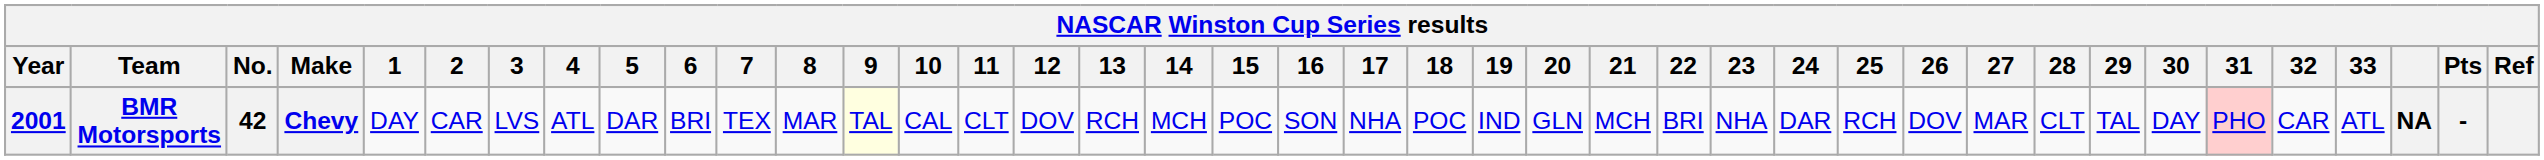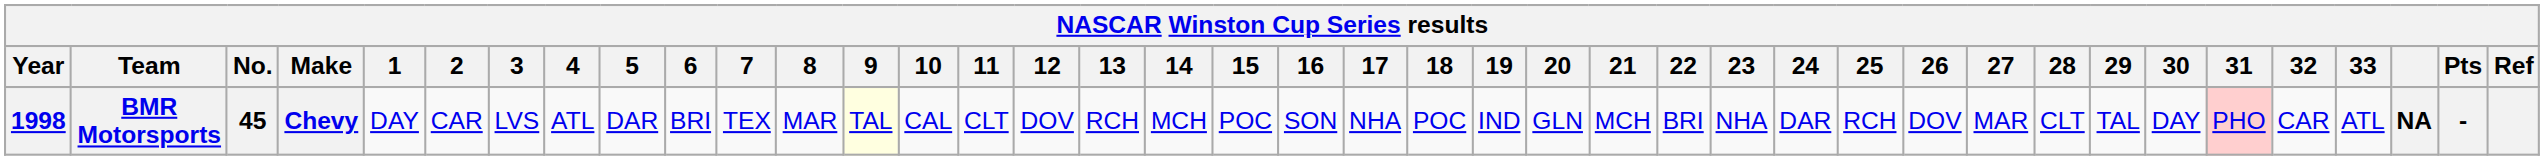(38, 121) 2001 -> (38, 121) 1998
(253, 121) 42 -> (253, 121) 45
